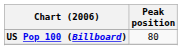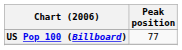(153, 37) 80 -> (153, 37) 77
